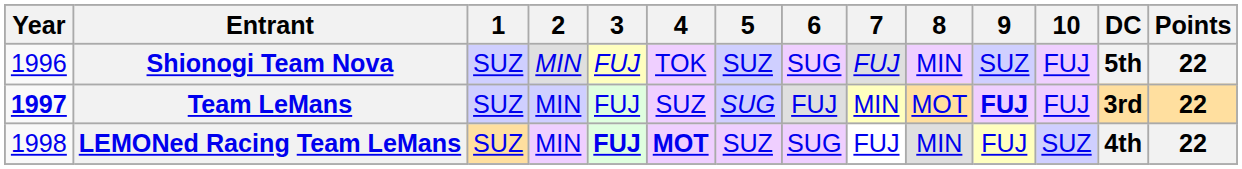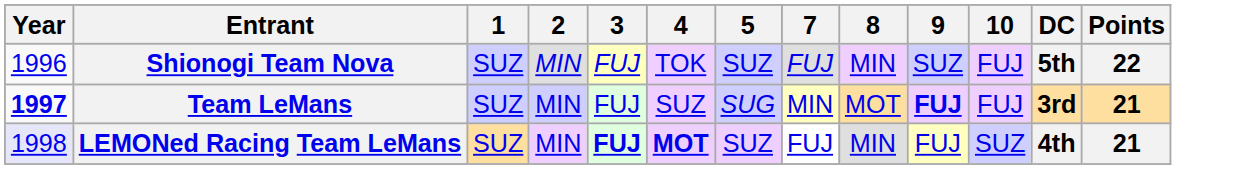- column: (814, 24)
(1193, 104) 22 -> (1127, 104) 21
(39, 143) no background -> (39, 143) lavender background
(1193, 143) 22 -> (1127, 143) 21
